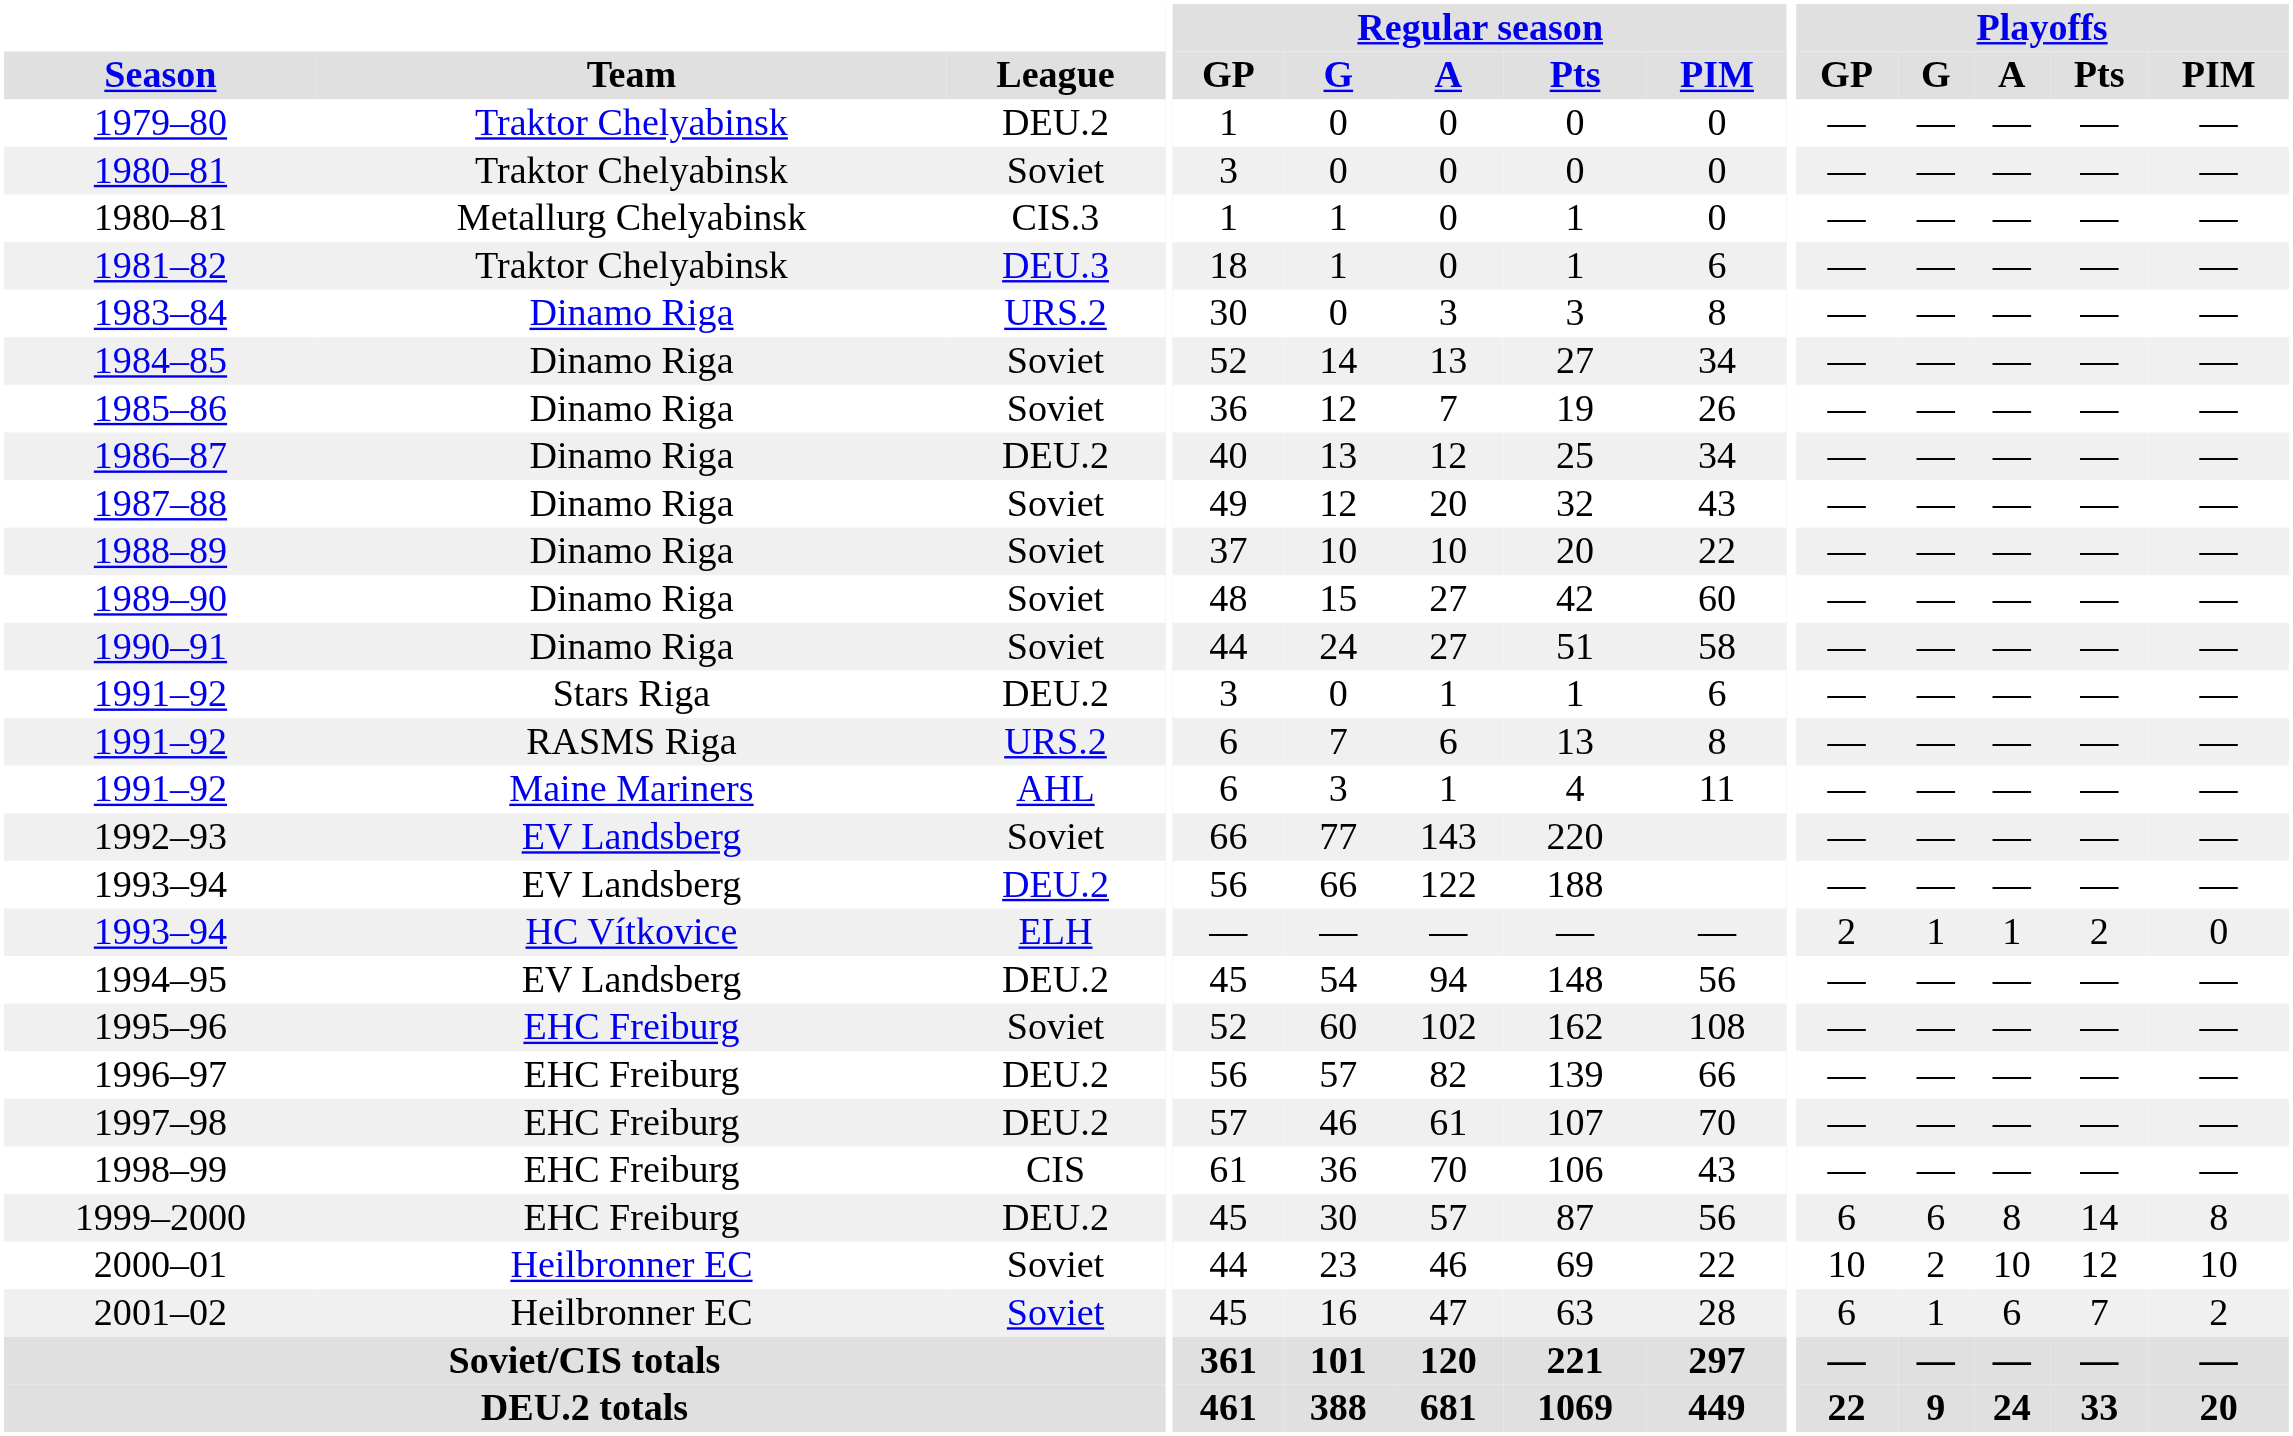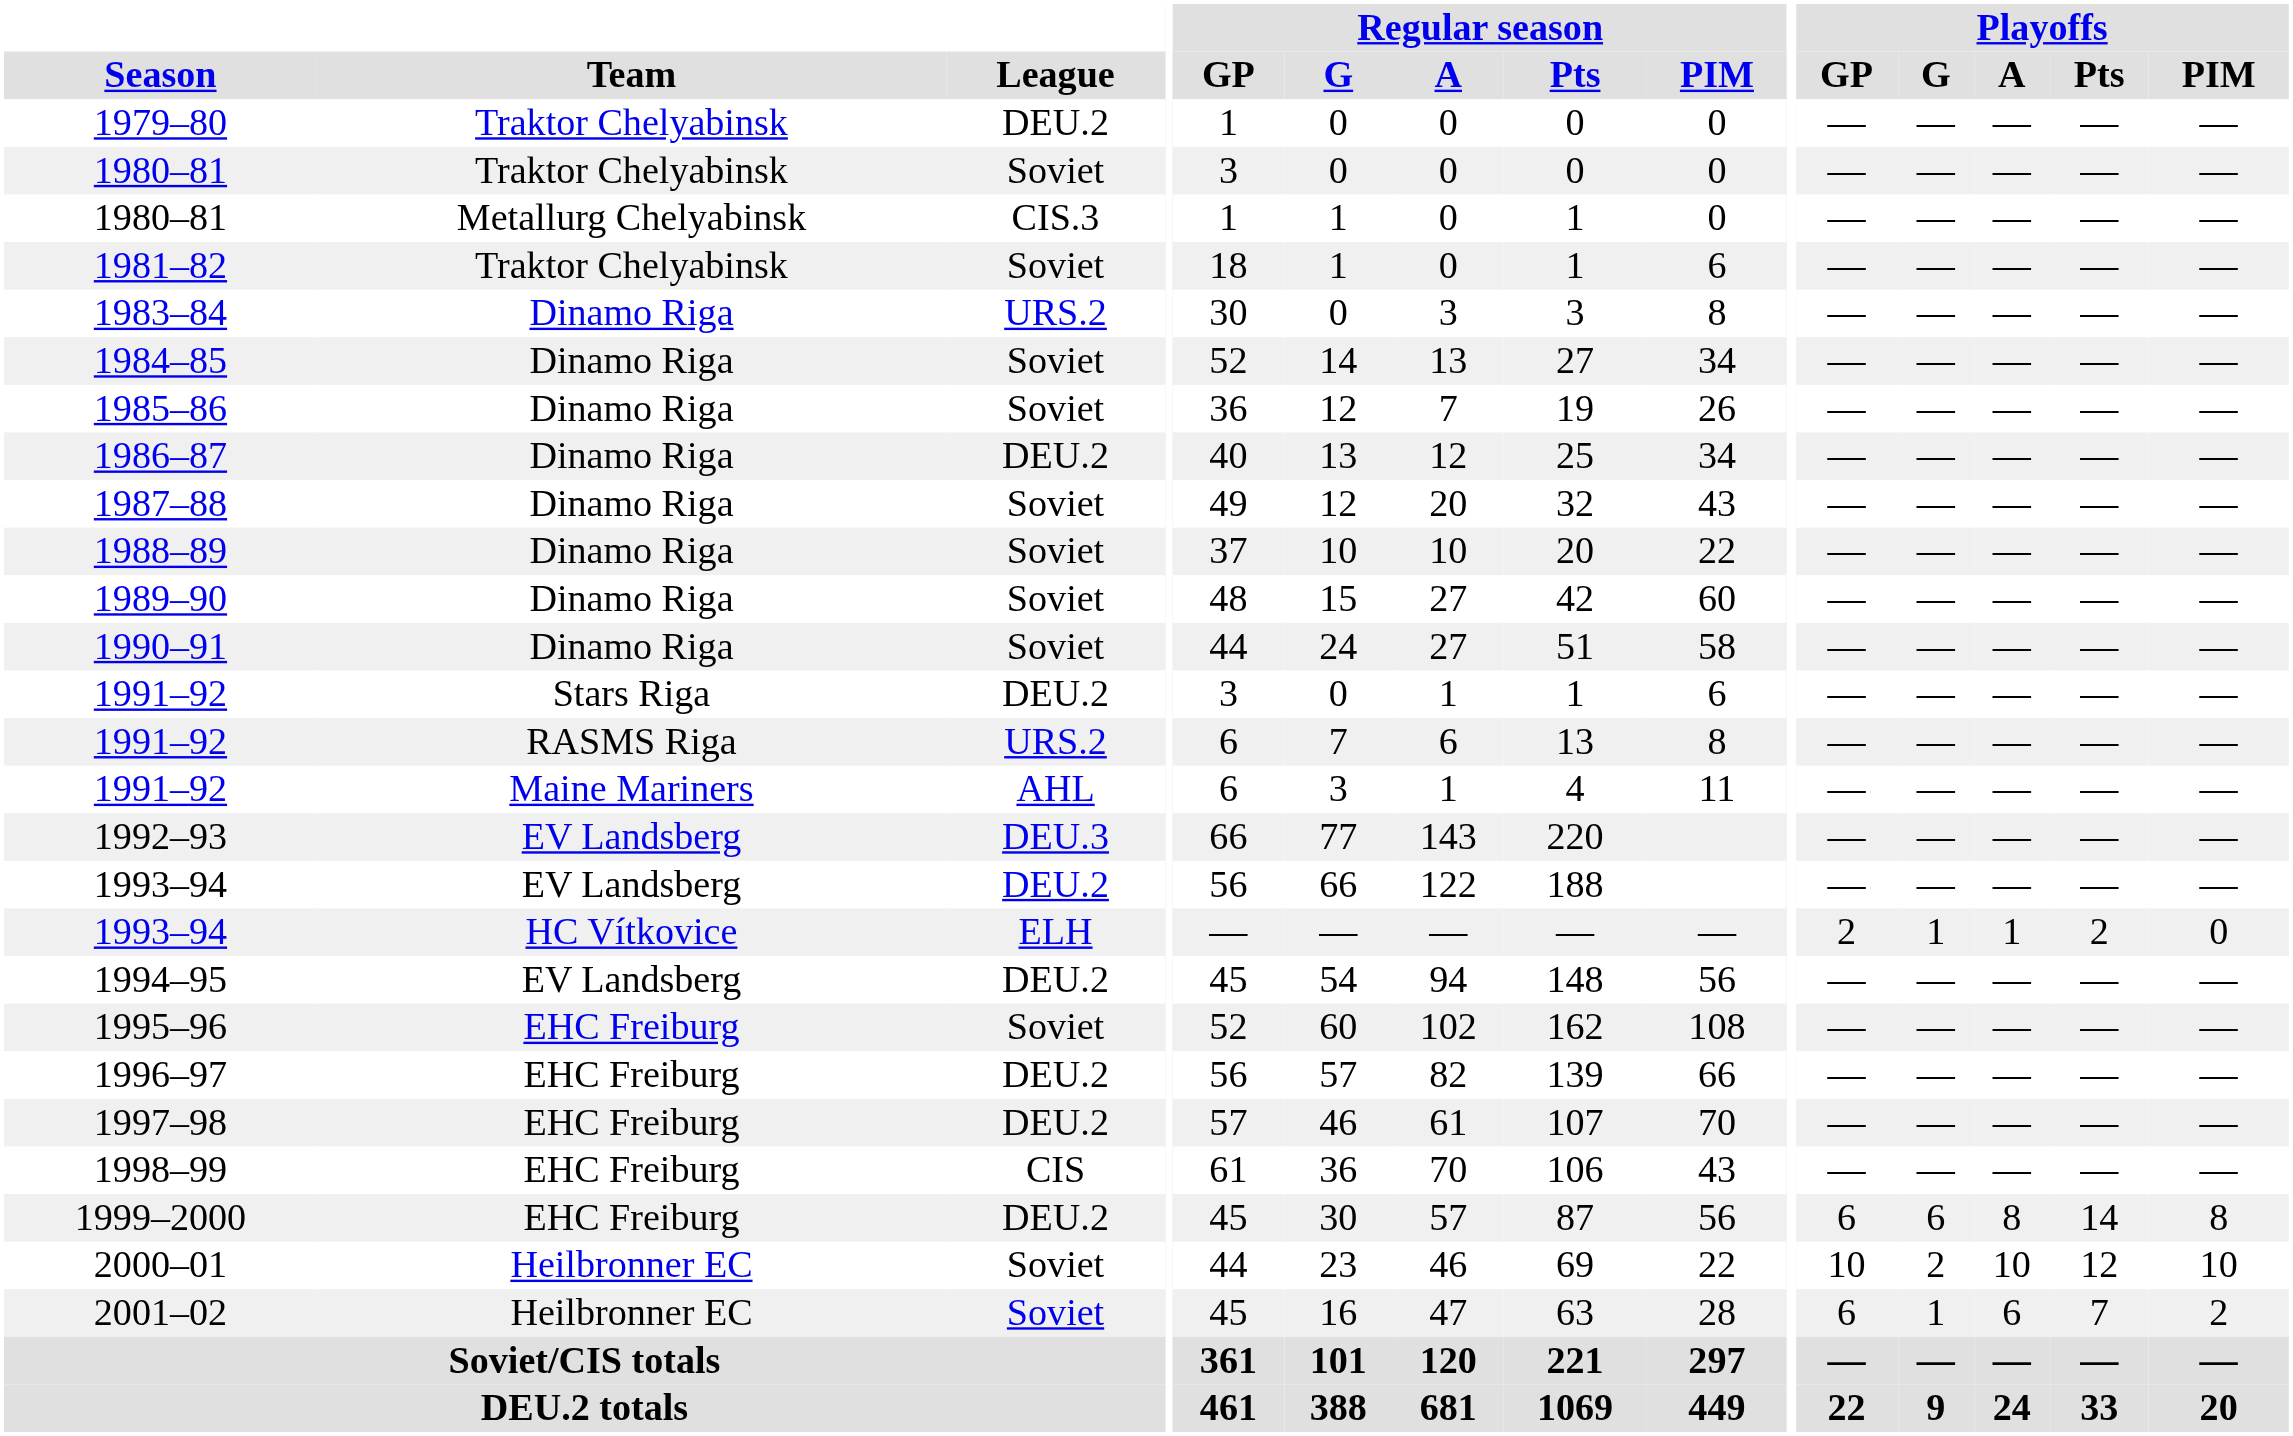(1056, 265) DEU.3 -> (1056, 265) Soviet
(1056, 836) Soviet -> (1056, 836) DEU.3
